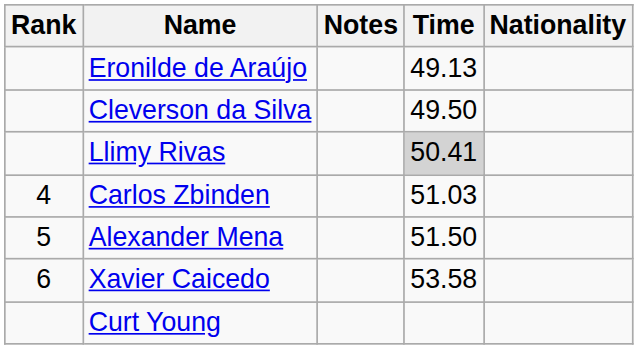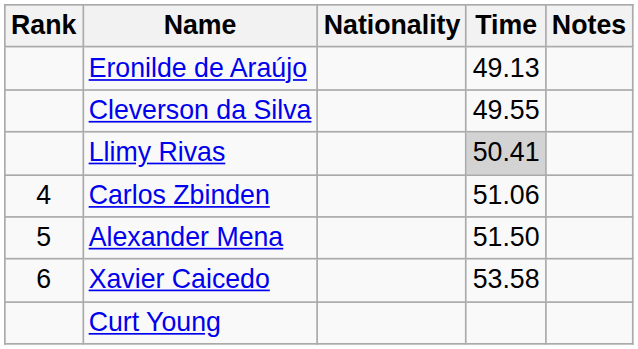columns swapped: (558, 25) <-> (361, 25)
(444, 110) 49.50 -> (506, 110) 49.55
(444, 195) 51.03 -> (506, 195) 51.06
